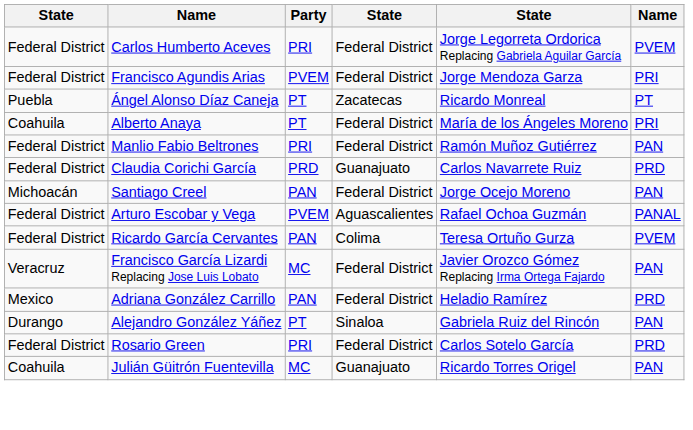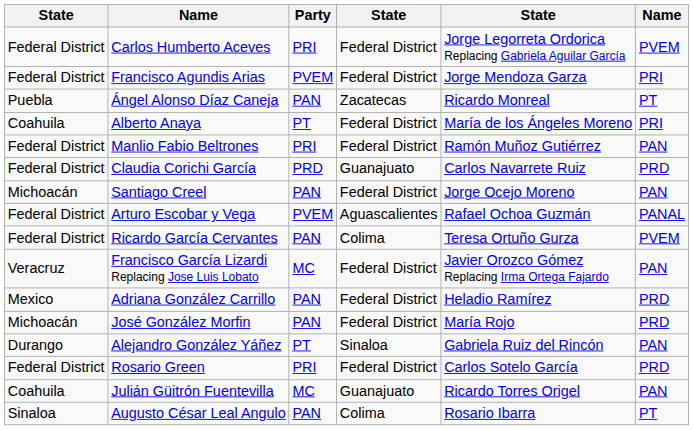(297, 100) PT -> (307, 100) PAN
+ row: (181, 322)
+ row: (198, 413)
